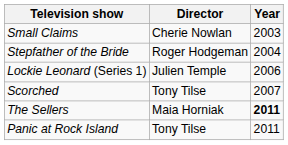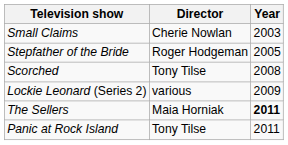(267, 52) 2004 -> (267, 52) 2005
- row: (77, 71)
(267, 91) 2007 -> (267, 71) 2008
+ row: (77, 91)
